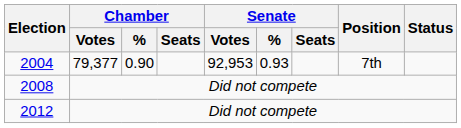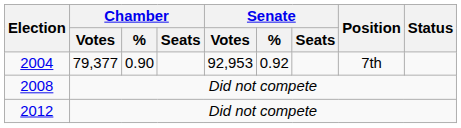(274, 63) 0.93 -> (274, 63) 0.92
